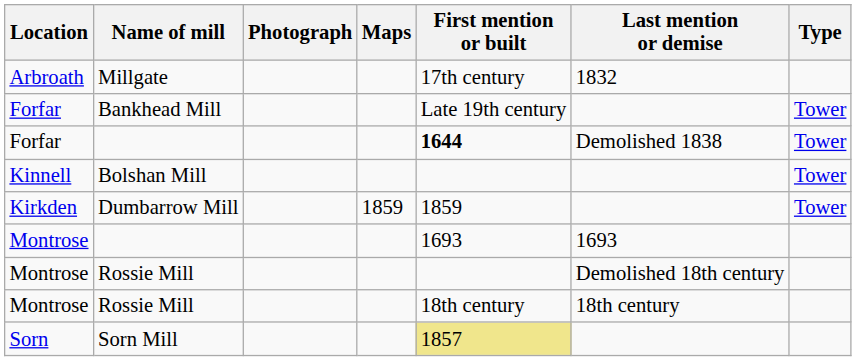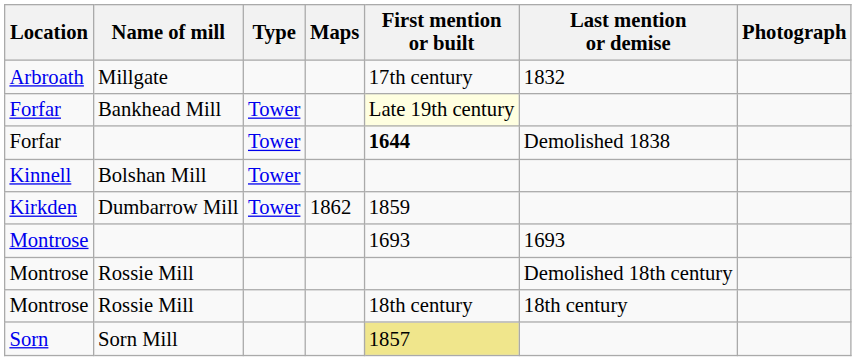columns swapped: (820, 32) <-> (300, 32)
(493, 109) no background -> (442, 109) lightyellow background
(383, 207) 1859 -> (331, 207) 1862
